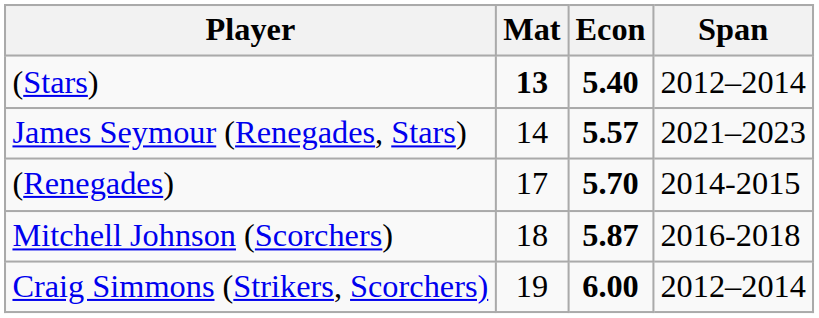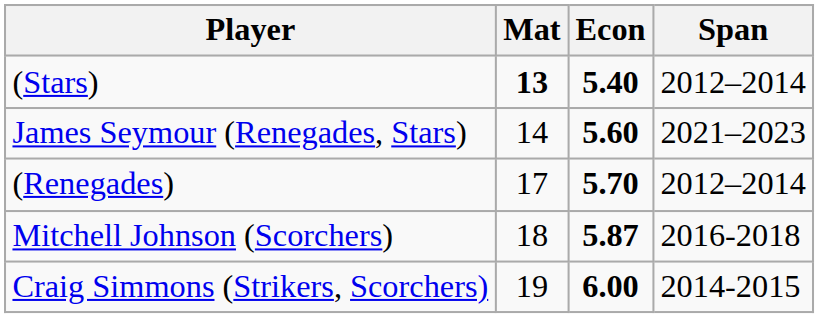(611, 132) 5.57 -> (611, 132) 5.60
(730, 183) 2014-2015 -> (733, 183) 2012–2014
(733, 286) 2012–2014 -> (730, 286) 2014-2015
